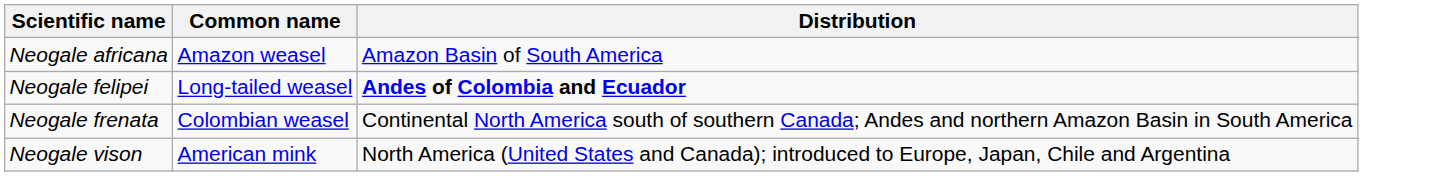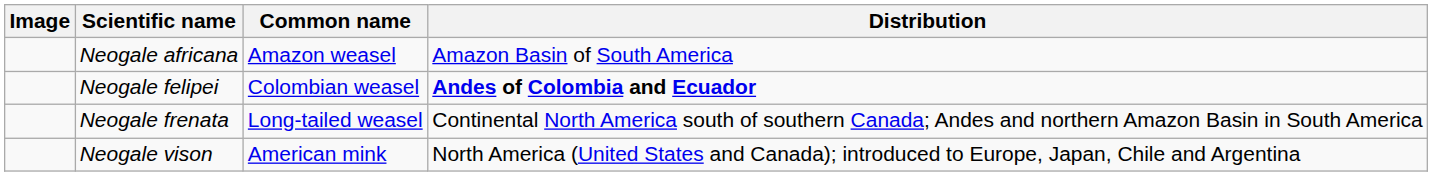+ column: (40, 21)
(265, 87) Long-tailed weasel -> (333, 87) Colombian weasel
(263, 120) Colombian weasel -> (335, 120) Long-tailed weasel
